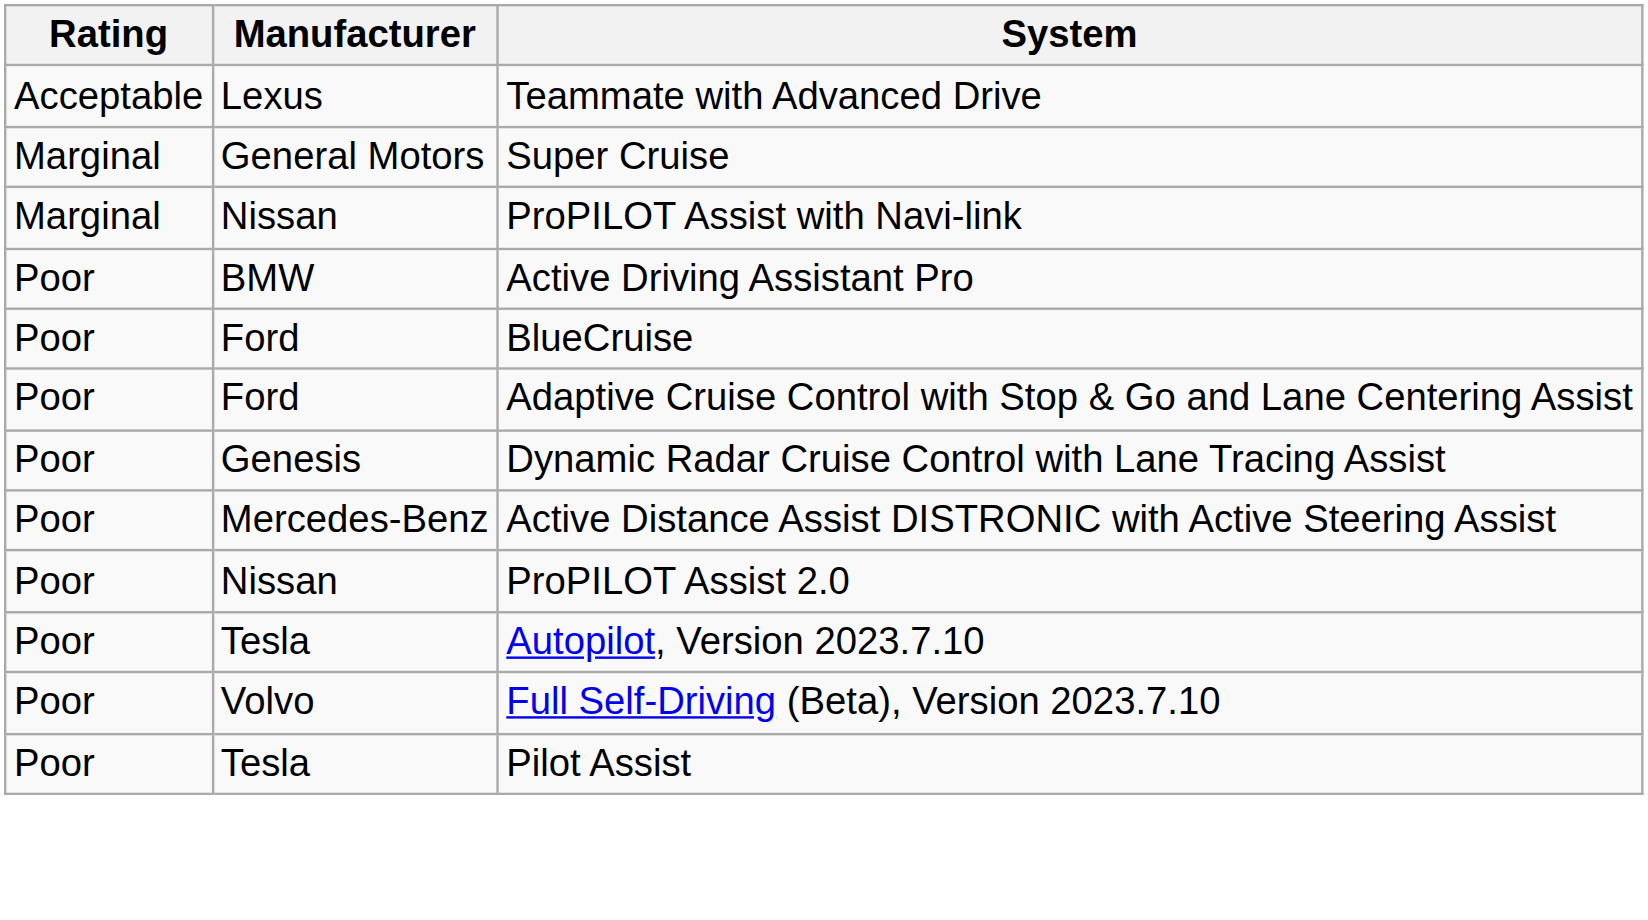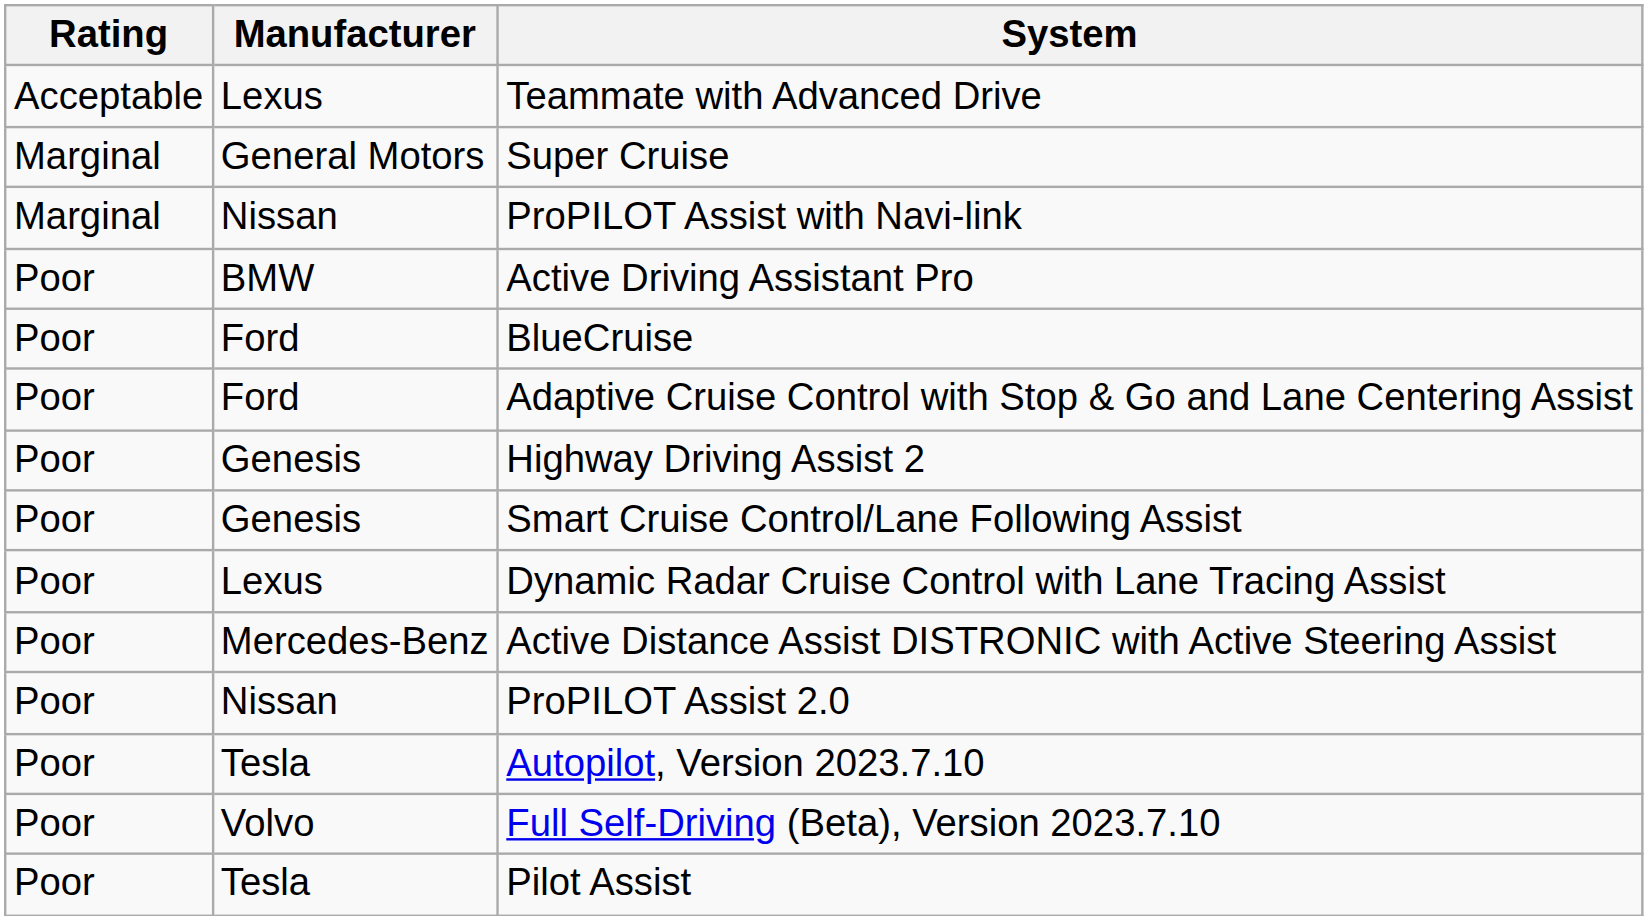+ row: (716, 459)
+ row: (874, 519)
(291, 459) Genesis -> (272, 580) Lexus
